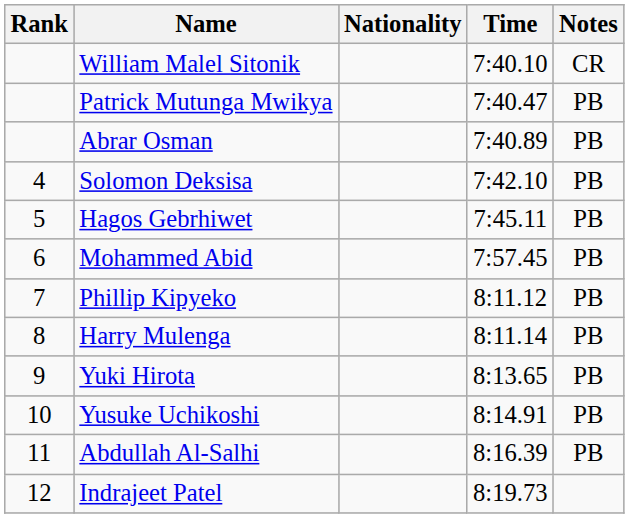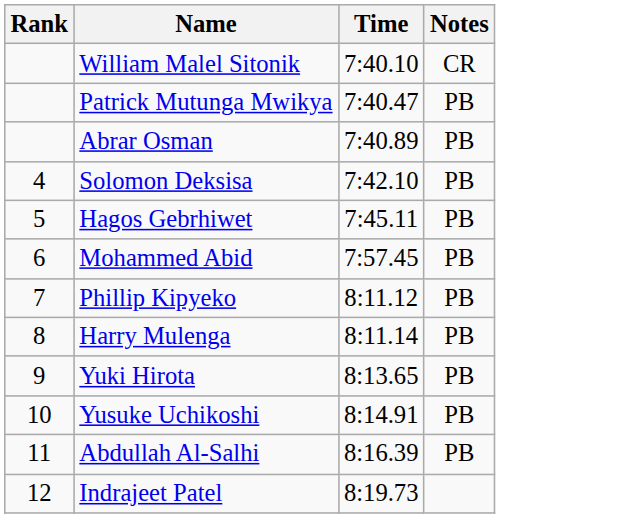- column: (403, 24)
